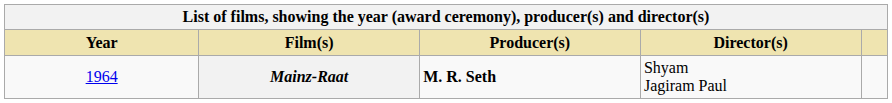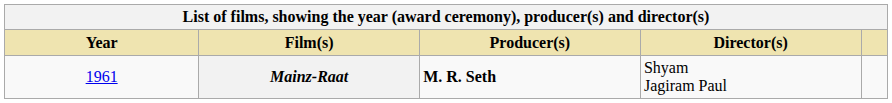(102, 76) 1964 -> (102, 76) 1961
